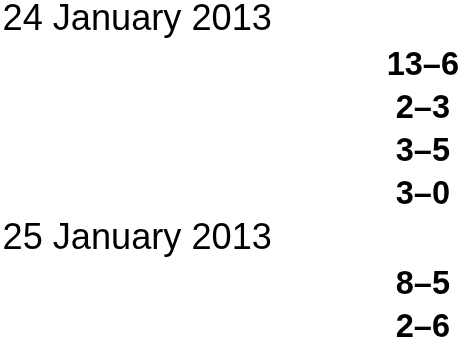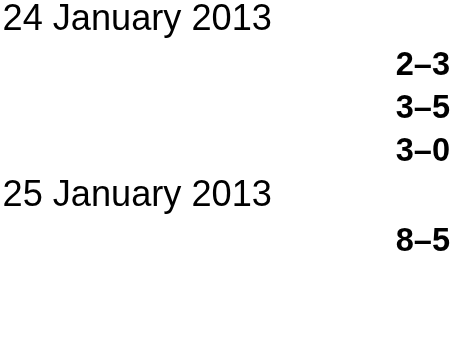- row: (175, 64)
- row: (175, 326)
